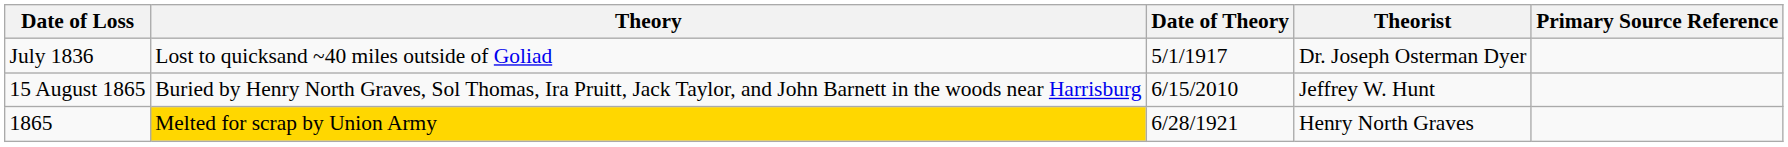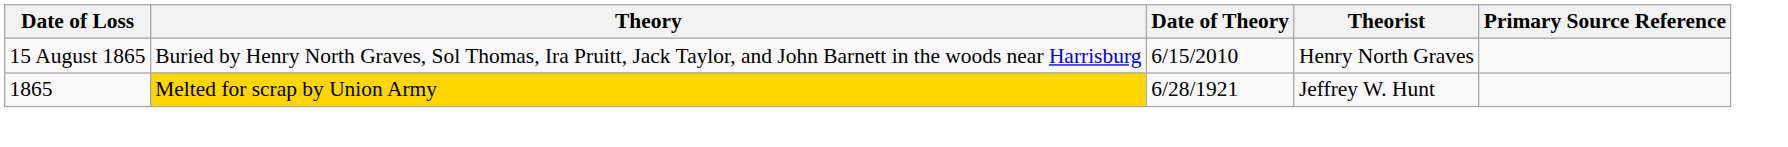- row: (52, 55)
(1367, 89) Jeffrey W. Hunt -> (1386, 55) Henry North Graves
(1386, 123) Henry North Graves -> (1367, 89) Jeffrey W. Hunt
